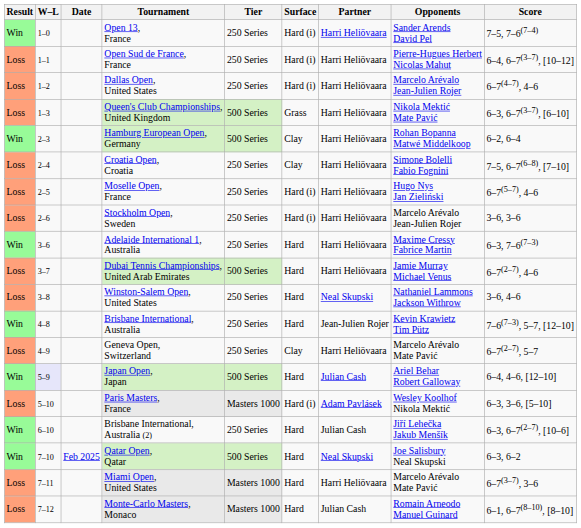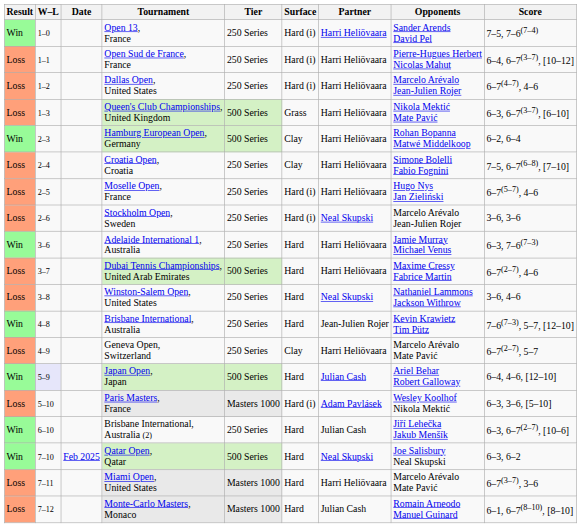(354, 218) Harri Heliövaara -> (347, 218) Neal Skupski
(424, 244) Maxime Cressy Fabrice Martin -> (422, 244) Jamie Murray Michael Venus
(422, 271) Jamie Murray Michael Venus -> (424, 271) Maxime Cressy Fabrice Martin
